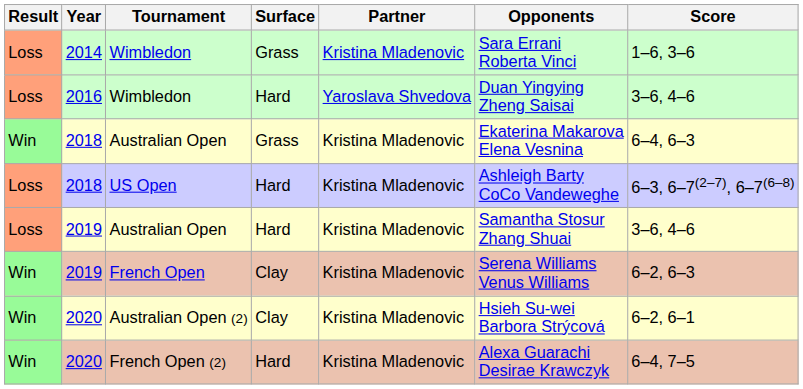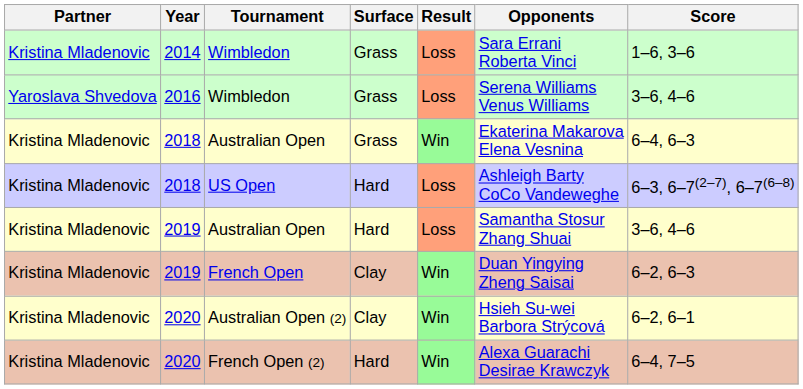columns swapped: (33, 17) <-> (397, 17)
(273, 96) Hard -> (376, 96) Grass
(531, 96) Duan Yingying Zheng Saisai -> (538, 96) Serena Williams Venus Williams
(538, 273) Serena Williams Venus Williams -> (531, 273) Duan Yingying Zheng Saisai
